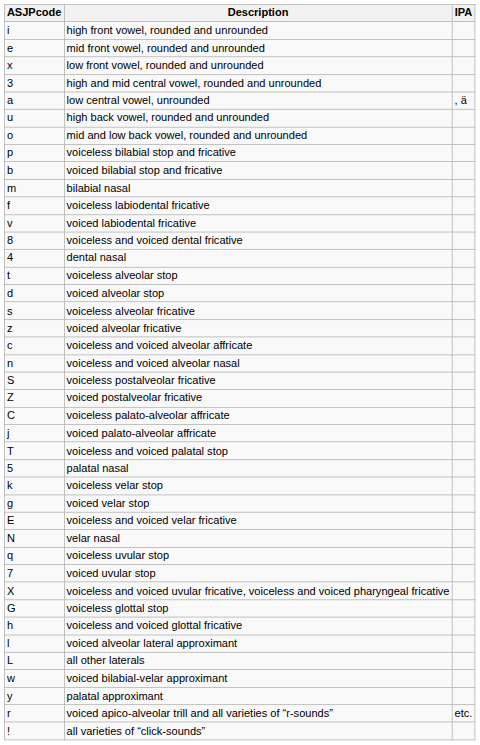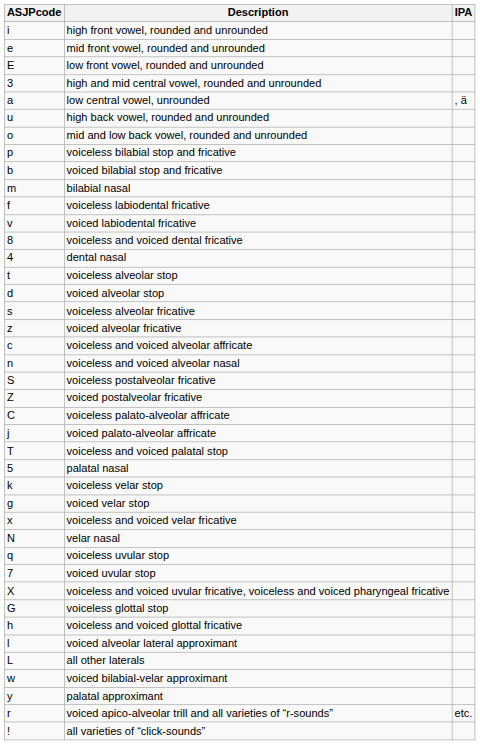(10, 65) x -> (11, 65) E
(11, 521) E -> (10, 521) x
